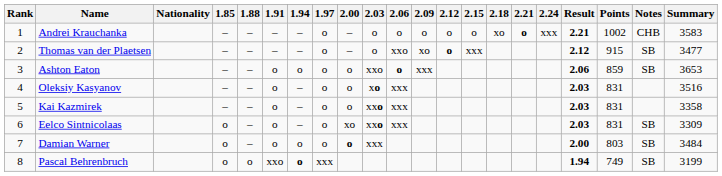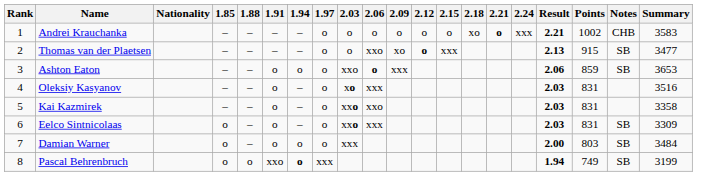- column: (350, 14)
(579, 51) 2.12 -> (554, 51) 2.13
(399, 106) xxx -> (374, 106) xxo
